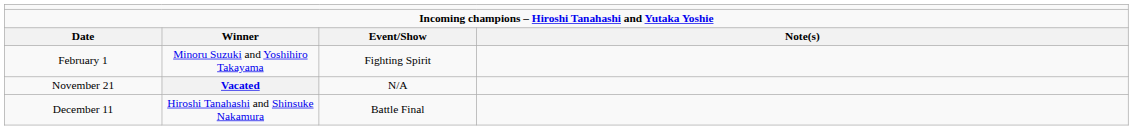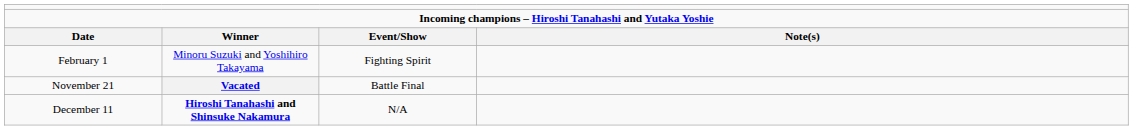(398, 85) N/A -> (398, 85) Battle Final
(240, 109) normal -> (240, 109) bold
(398, 109) Battle Final -> (398, 109) N/A
